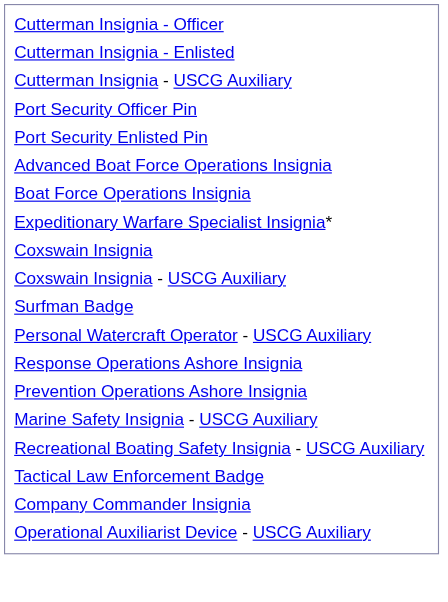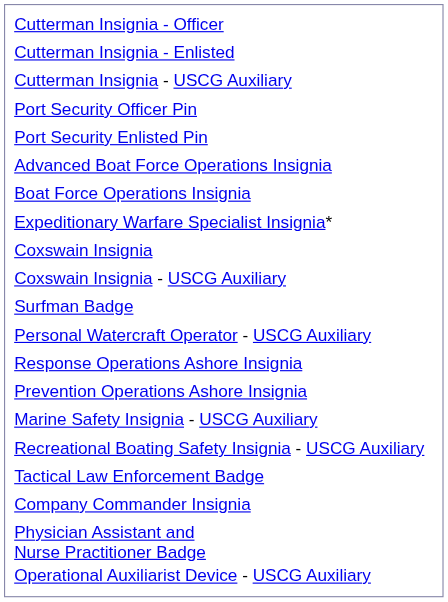+ row: (110, 542)
